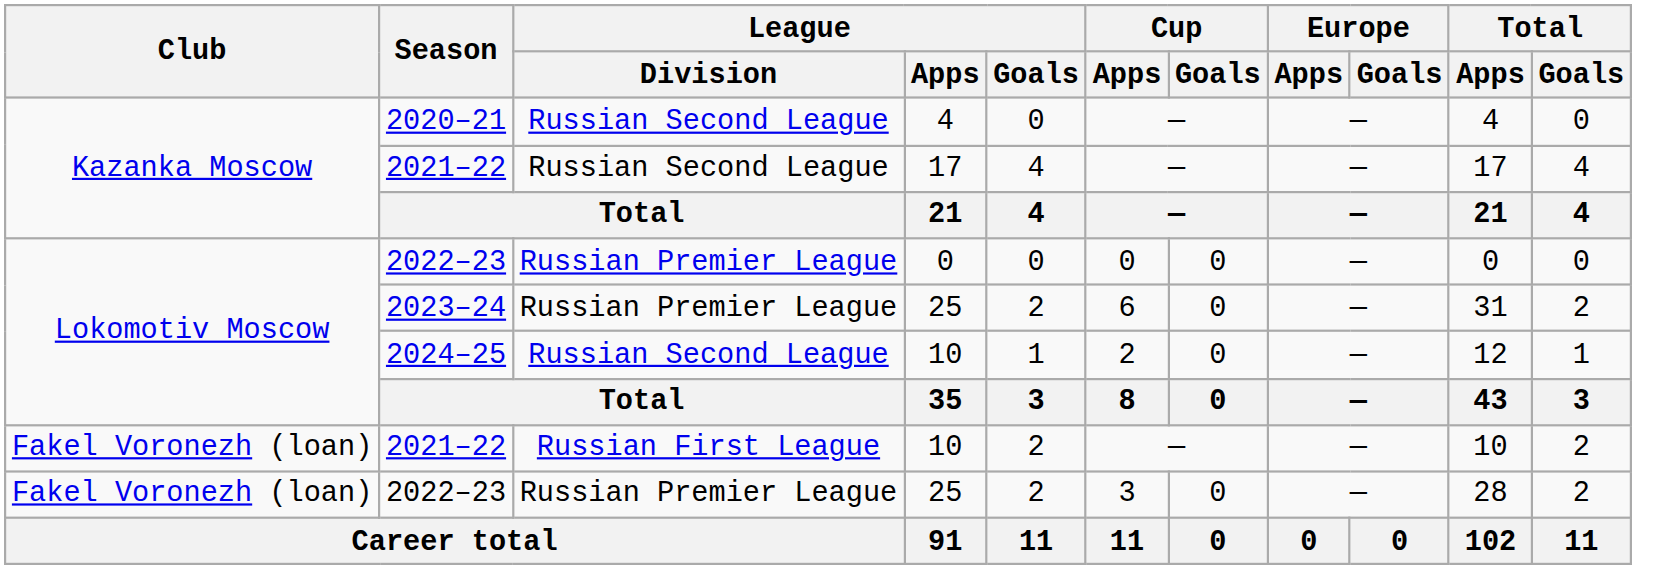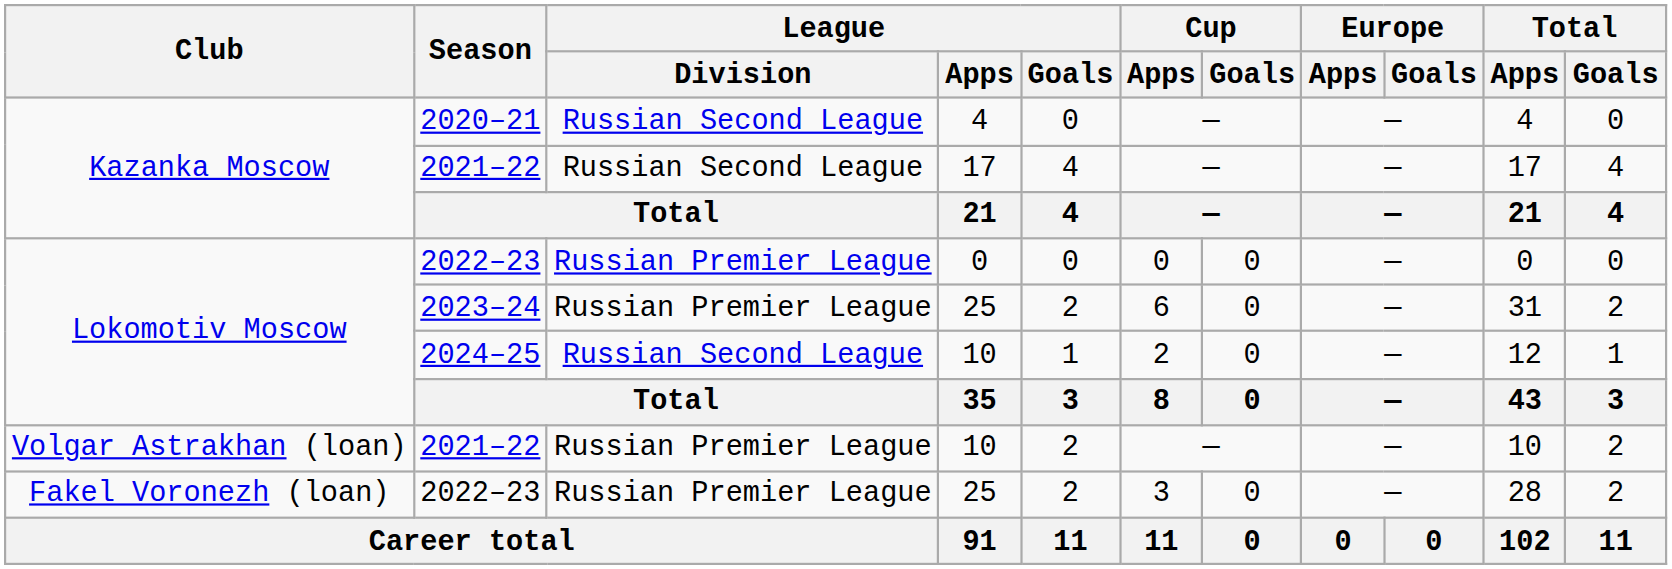(192, 448) Fakel Voronezh (loan) -> (209, 448) Volgar Astrakhan (loan)
(708, 448) Russian First League -> (743, 448) Russian Premier League
